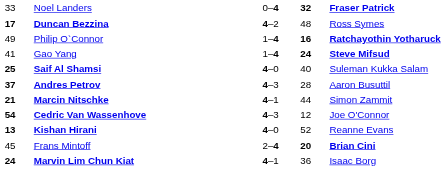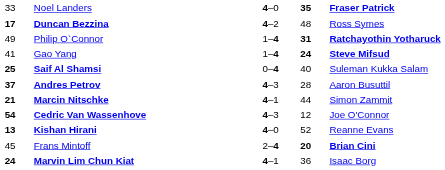(271, 8) 0–4 -> (271, 8) 4–0
(306, 8) 32 -> (306, 8) 35
(306, 39) 16 -> (306, 39) 31
(271, 69) 4–0 -> (271, 69) 0–4
